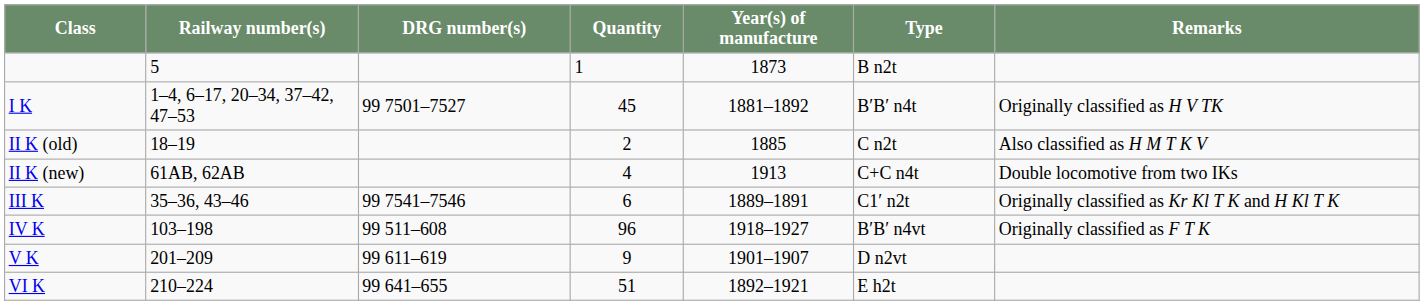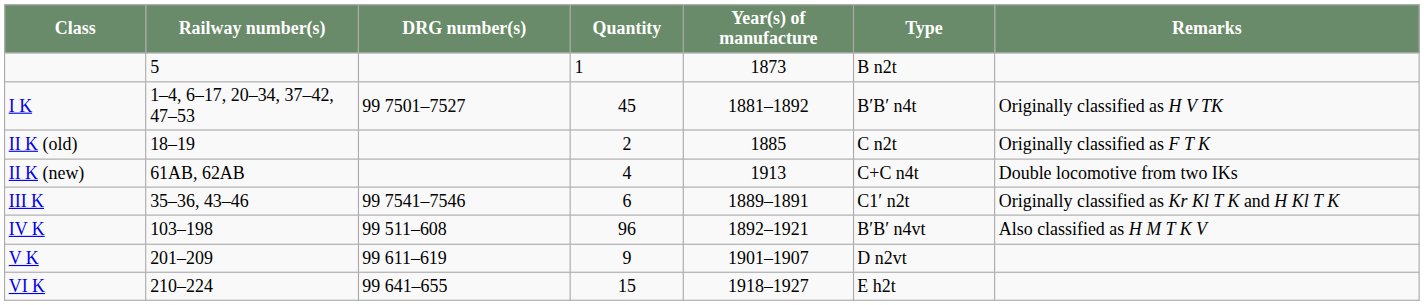(1103, 144) Also classified as H M T K V -> (1104, 144) Originally classified as F T K
(768, 229) 1918–1927 -> (768, 229) 1892–1921
(1104, 229) Originally classified as F T K -> (1103, 229) Also classified as H M T K V
(627, 286) 51 -> (627, 286) 15
(768, 286) 1892–1921 -> (768, 286) 1918–1927
